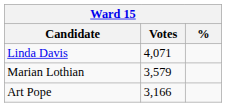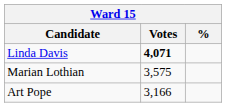(158, 53) normal -> (158, 53) bold
(158, 72) 3,579 -> (158, 72) 3,575
